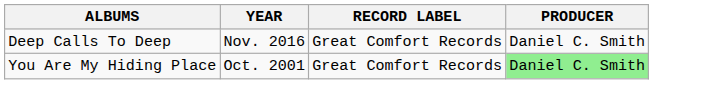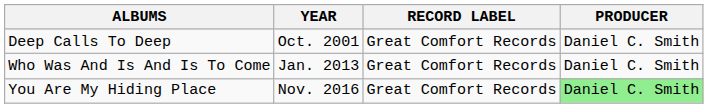(264, 41) Nov. 2016 -> (319, 41) Oct. 2001
+ row: (139, 66)
(264, 66) Oct. 2001 -> (319, 91) Nov. 2016
